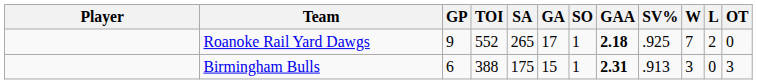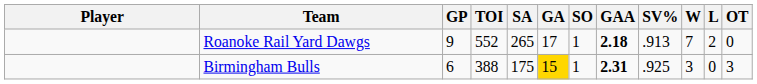(656, 41) .925 -> (656, 41) .913
(549, 66) no background -> (549, 66) gold background
(656, 66) .913 -> (656, 66) .925
